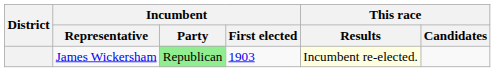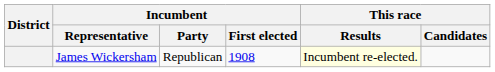(193, 56) lightgreen background -> (193, 56) no background
(242, 56) 1903 -> (242, 56) 1908
